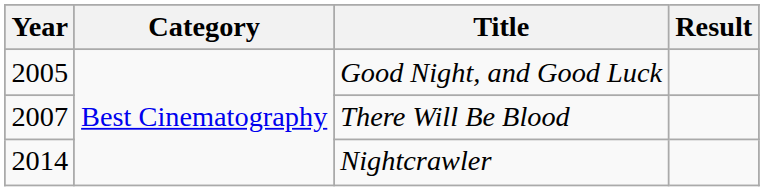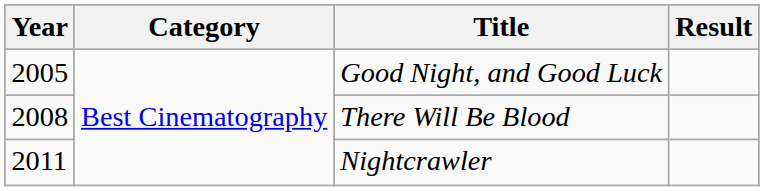(40, 116) 2007 -> (40, 116) 2008
(40, 161) 2014 -> (39, 161) 2011
